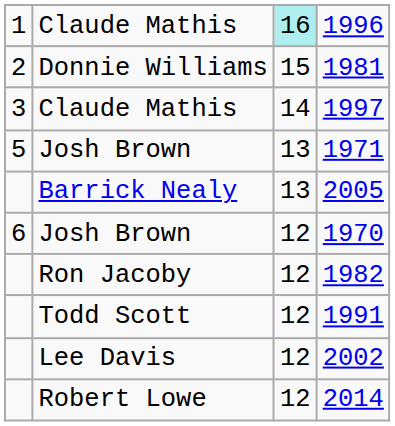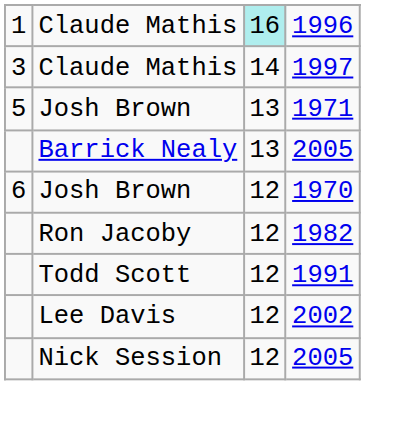- row: (153, 67)
+ row: (130, 358)
- row: (123, 399)
